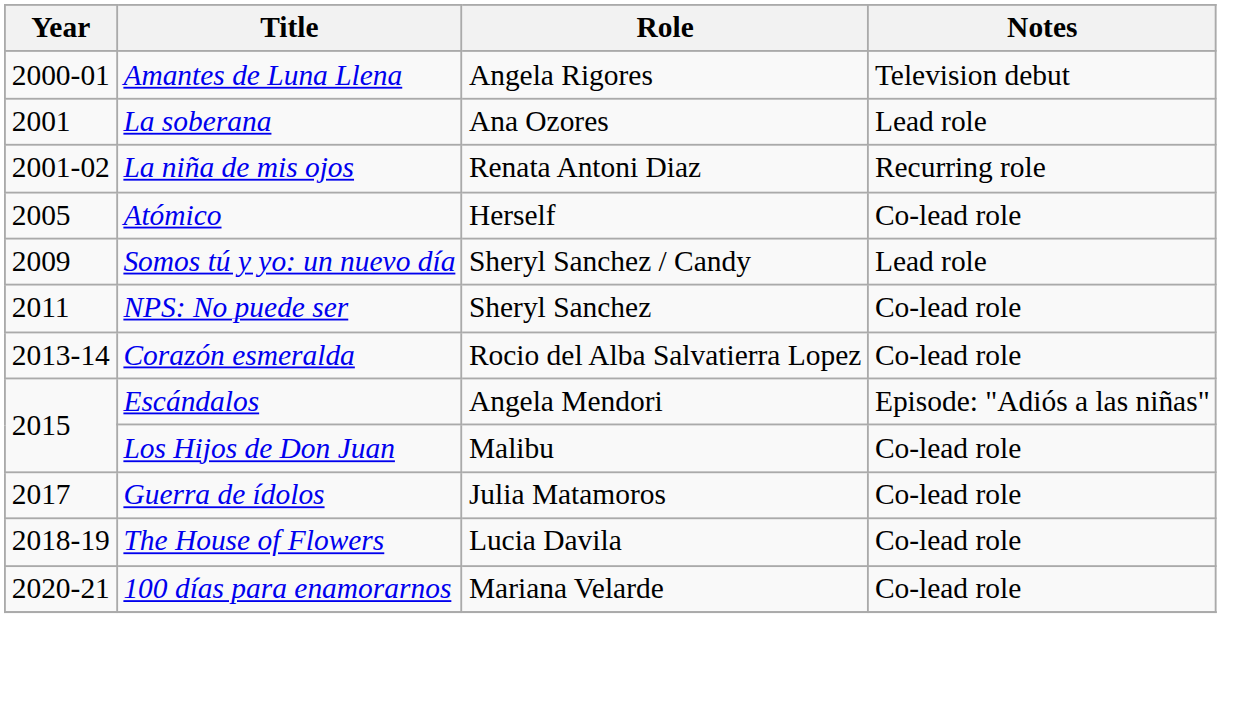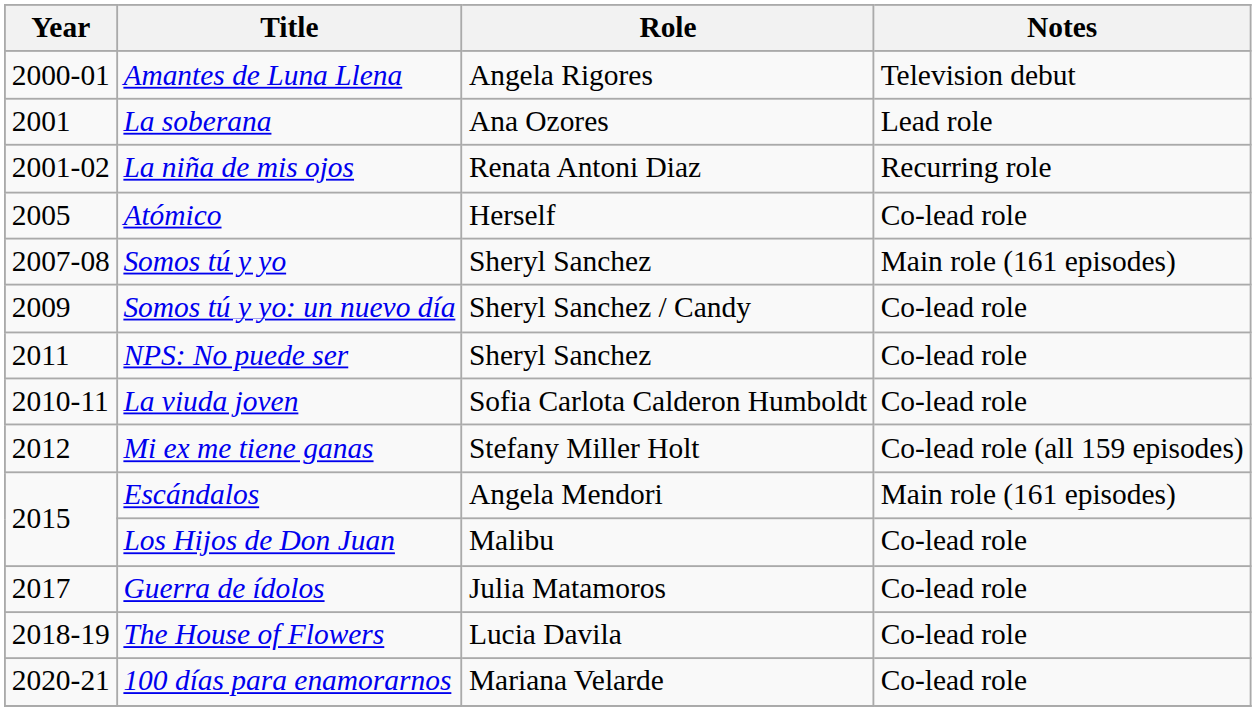+ row: (205, 261)
(931, 261) Lead role -> (954, 307) Co-lead role
+ row: (211, 401)
+ row: (248, 448)
- row: (239, 354)
(1042, 401) Episode: "Adiós a las niñas" -> (1028, 494) Main role (161 episodes)
